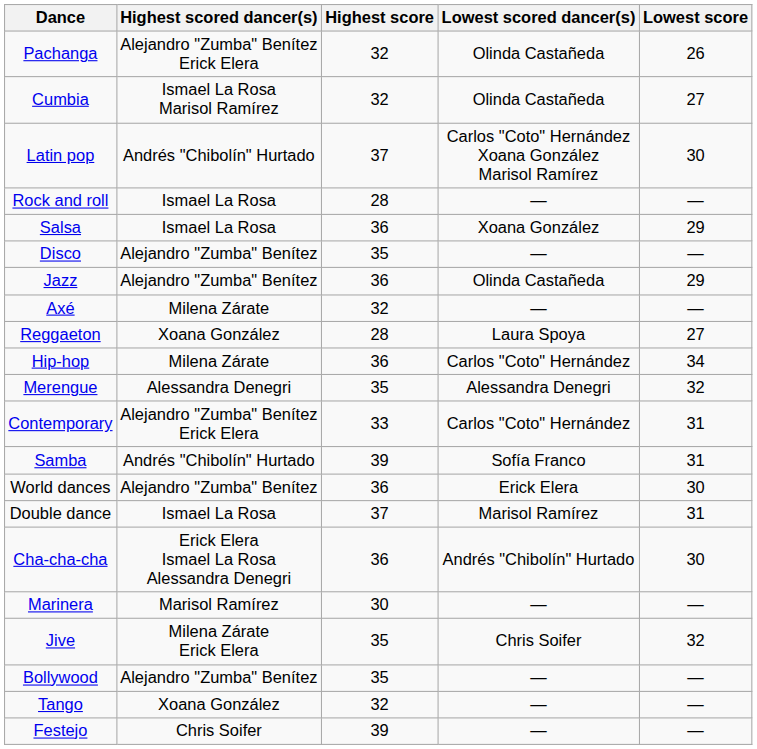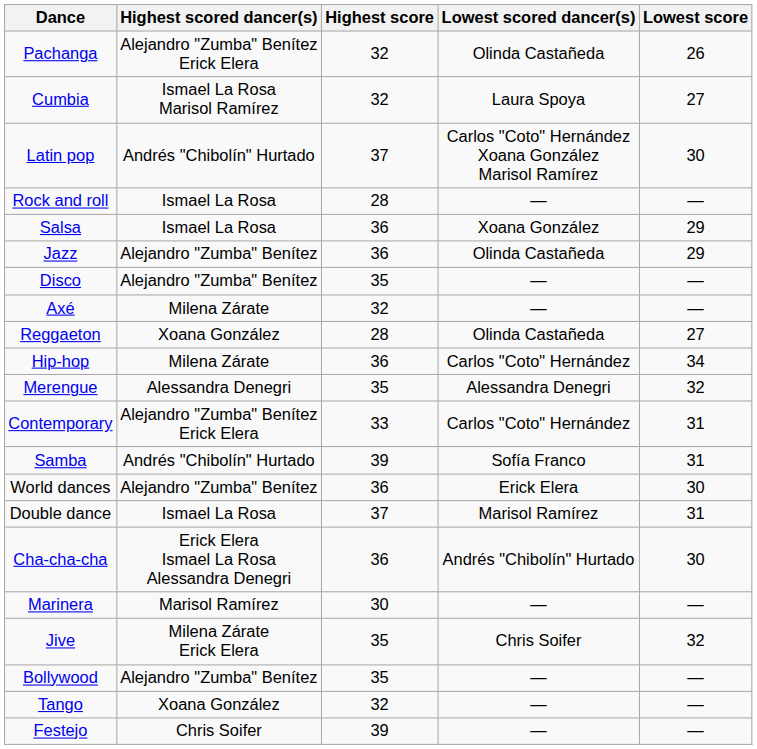(538, 99) Olinda Castañeda -> (538, 99) Laura Spoya
rows swapped: (60, 253) <-> (60, 280)
(538, 333) Laura Spoya -> (538, 333) Olinda Castañeda
